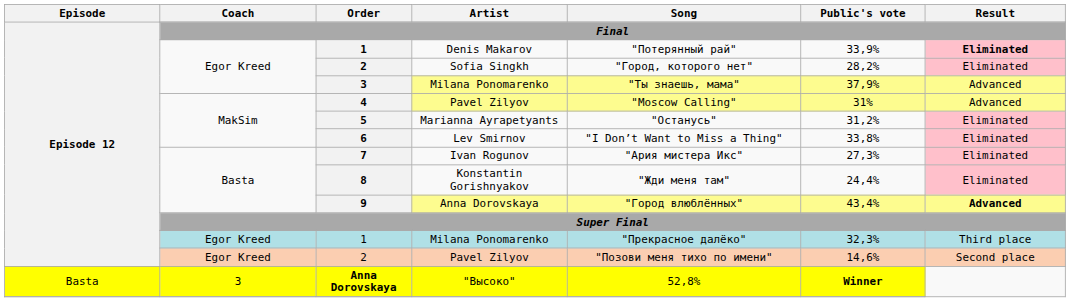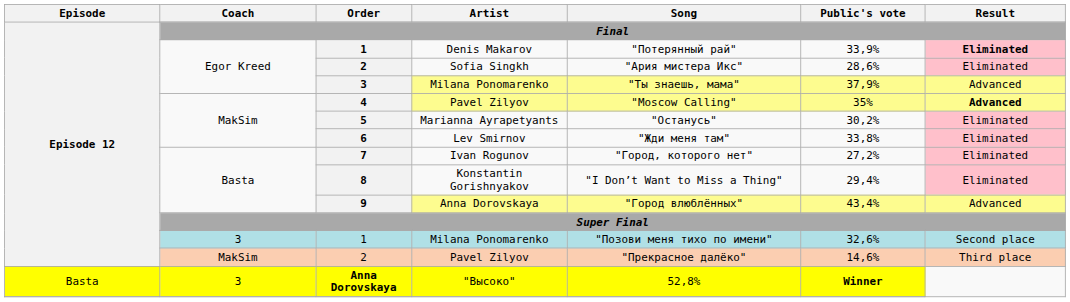(684, 67) "Город, которого нет" -> (684, 67) "Ария мистера Икс"
(863, 67) 28,2% -> (863, 67) 28,6%
(863, 102) 31% -> (863, 102) 35%
(995, 102) normal -> (995, 102) bold
(863, 120) 31,2% -> (863, 120) 30,2%
(684, 138) "I Don’t Want to Miss a Thing" -> (684, 138) "Жди меня там"
(684, 156) "Ария мистера Икс" -> (684, 156) "Город, которого нет"
(863, 156) 27,3% -> (863, 156) 27,2%
(684, 180) "Жди меня там" -> (684, 180) "I Don’t Want to Miss a Thing"
(863, 180) 24,4% -> (863, 180) 29,4%
(995, 204) bold -> (995, 204) normal
(238, 239) Egor Kreed -> (238, 239) 3
(684, 239) "Прекрасное далёко" -> (684, 239) "Позови меня тихо по имени"
(863, 239) 32,3% -> (863, 239) 32,6%
(995, 239) Third place -> (995, 239) Second place
(238, 257) Egor Kreed -> (238, 257) MakSim
(684, 257) "Позови меня тихо по имени" -> (684, 257) "Прекрасное далёко"
(995, 257) Second place -> (995, 257) Third place
